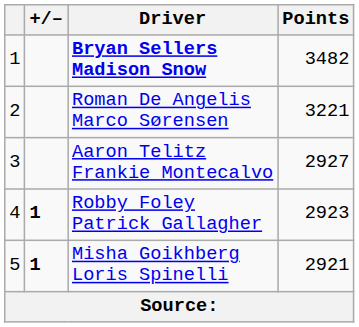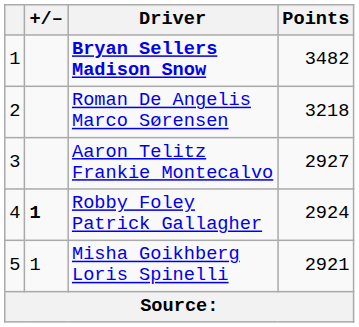(327, 112) 3221 -> (327, 112) 3218
(327, 215) 2923 -> (327, 215) 2924
(35, 266) bold -> (35, 266) normal
